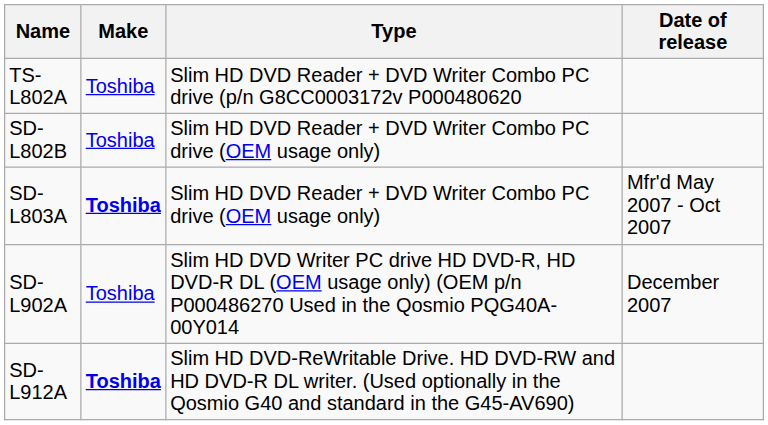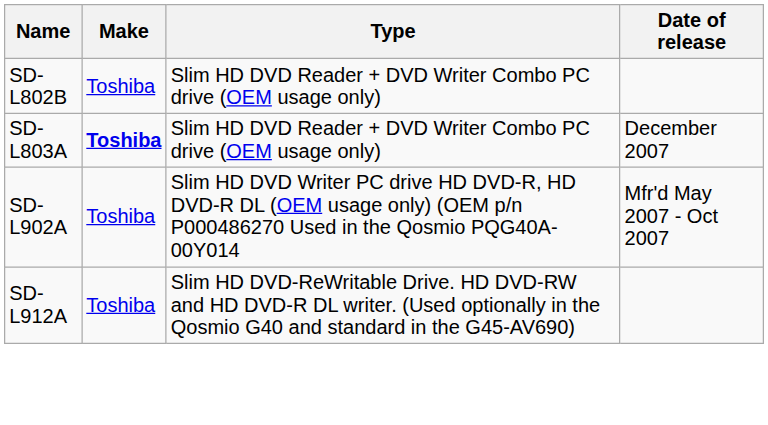- row: (38, 85)
(674, 205) Mfr'd May 2007 - Oct 2007 -> (671, 140) December 2007
(673, 293) December 2007 -> (671, 216) Mfr'd May 2007 - Oct 2007
(123, 381) bold -> (121, 304) normal
